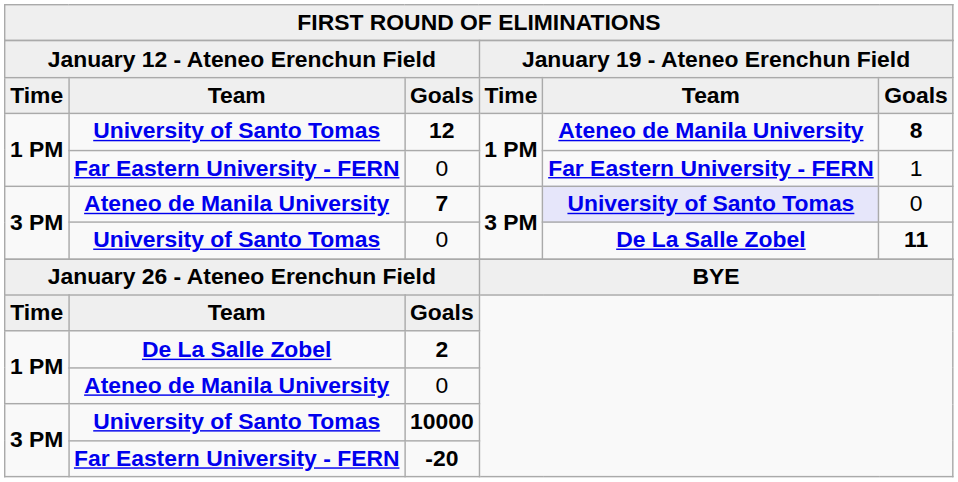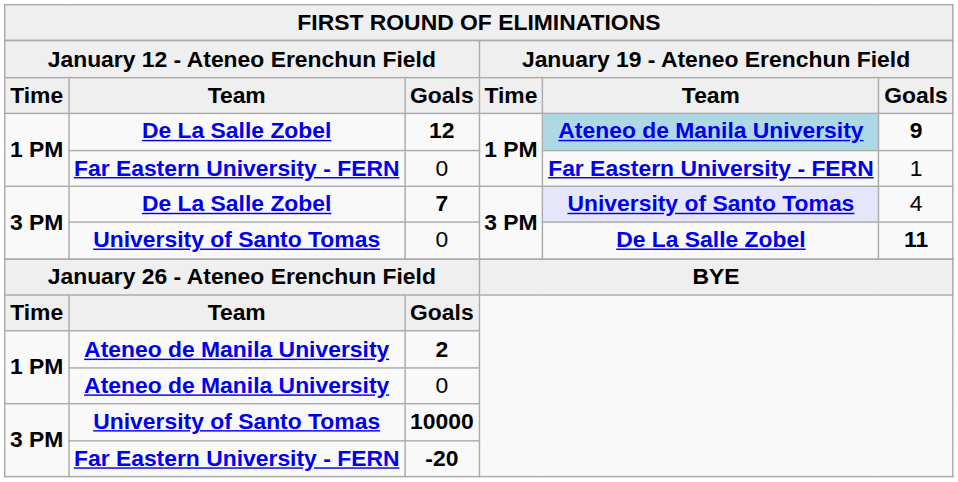(237, 131) University of Santo Tomas -> (237, 131) De La Salle Zobel
(711, 131) no background -> (711, 131) lightblue background
(916, 131) 8 -> (916, 131) 9
(237, 204) Ateneo de Manila University -> (237, 204) De La Salle Zobel
(916, 204) 0 -> (916, 204) 4
(237, 349) De La Salle Zobel -> (237, 349) Ateneo de Manila University
